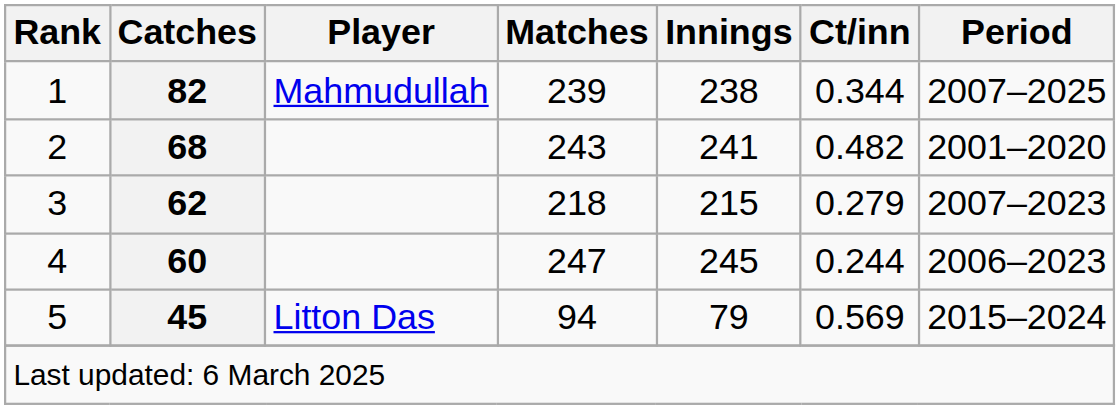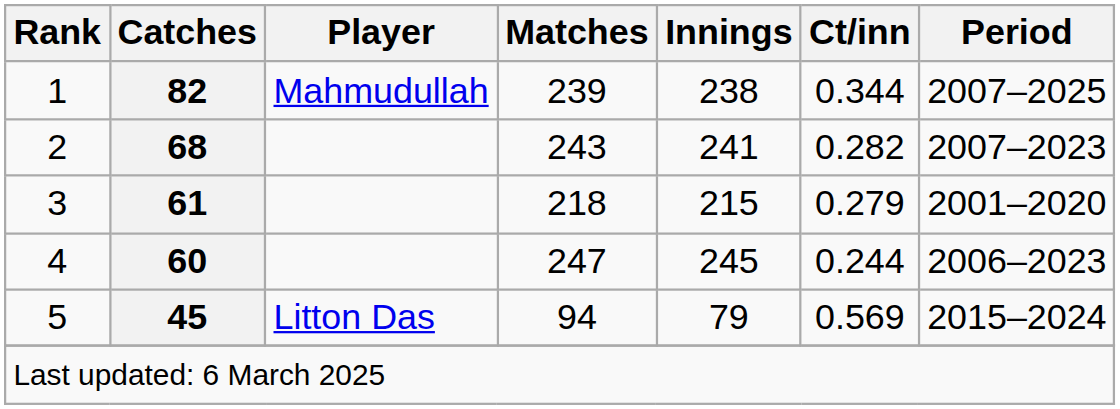(860, 146) 0.482 -> (860, 146) 0.282
(1017, 146) 2001–2020 -> (1017, 146) 2007–2023
(187, 203) 62 -> (187, 203) 61
(1017, 203) 2007–2023 -> (1017, 203) 2001–2020
